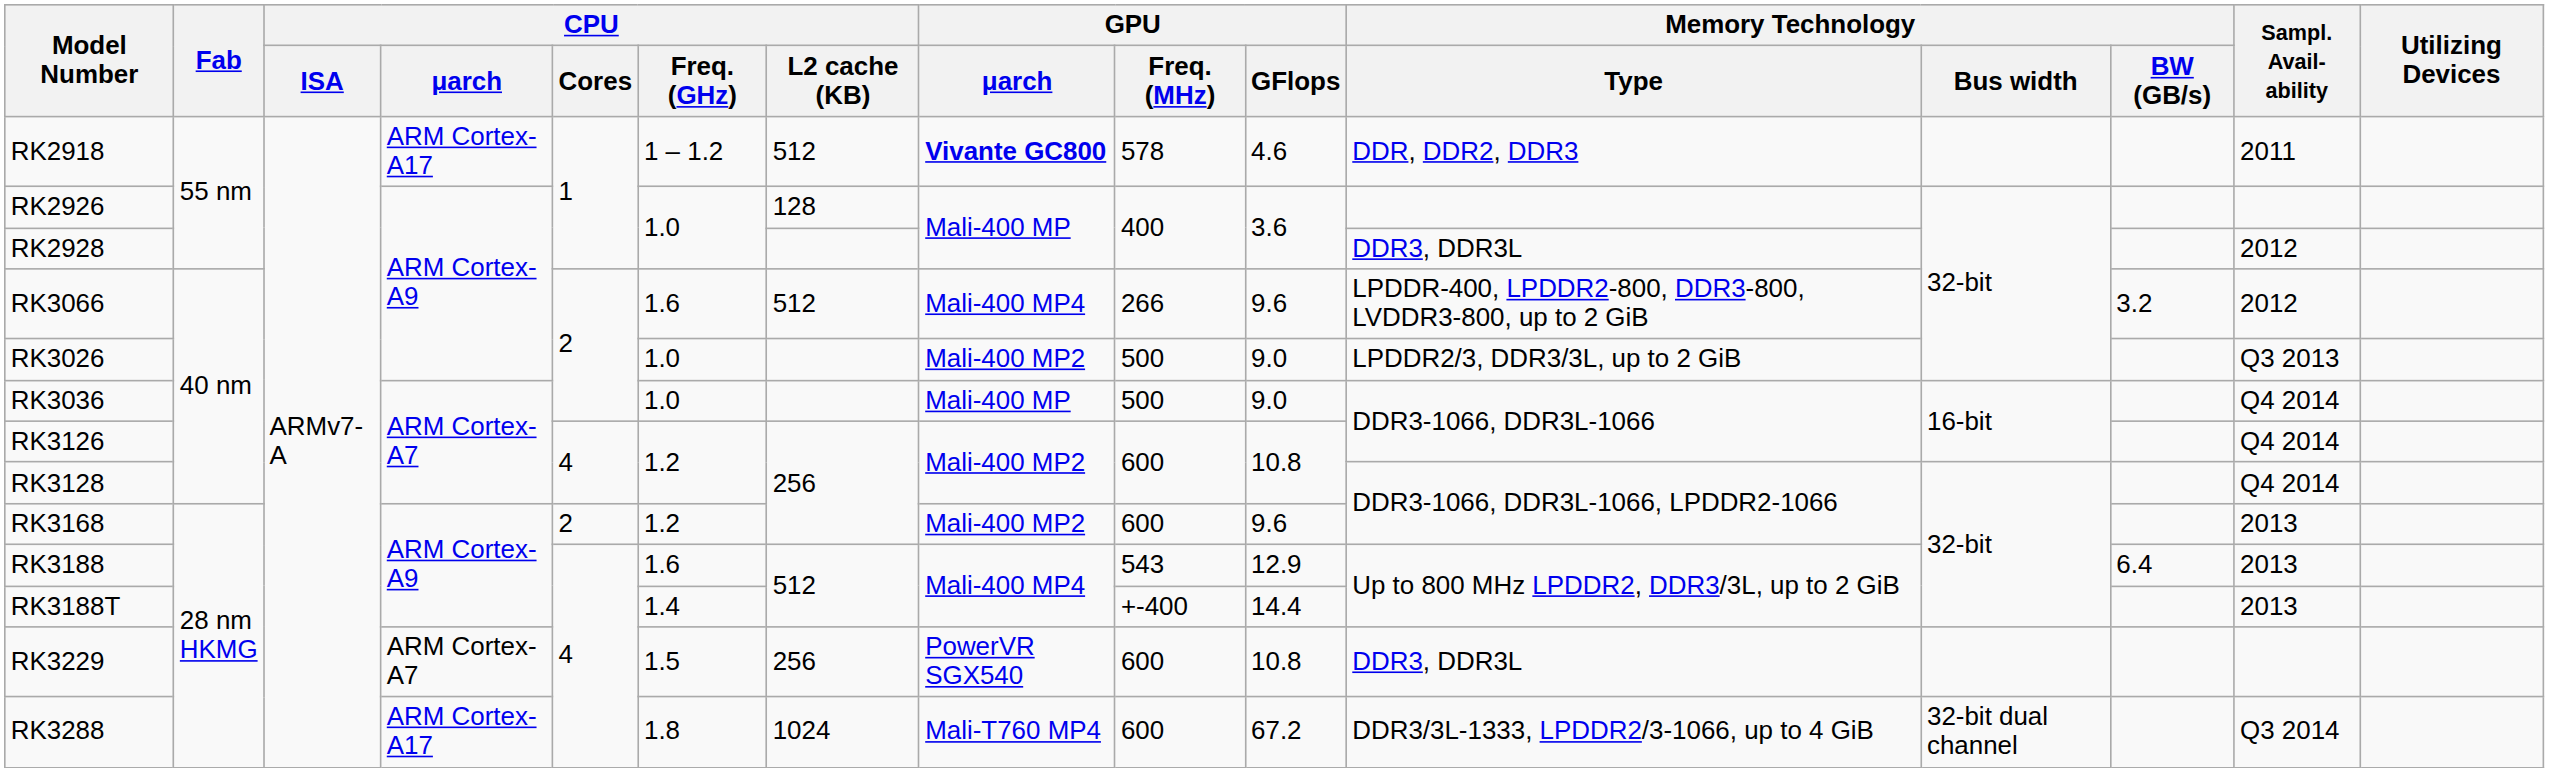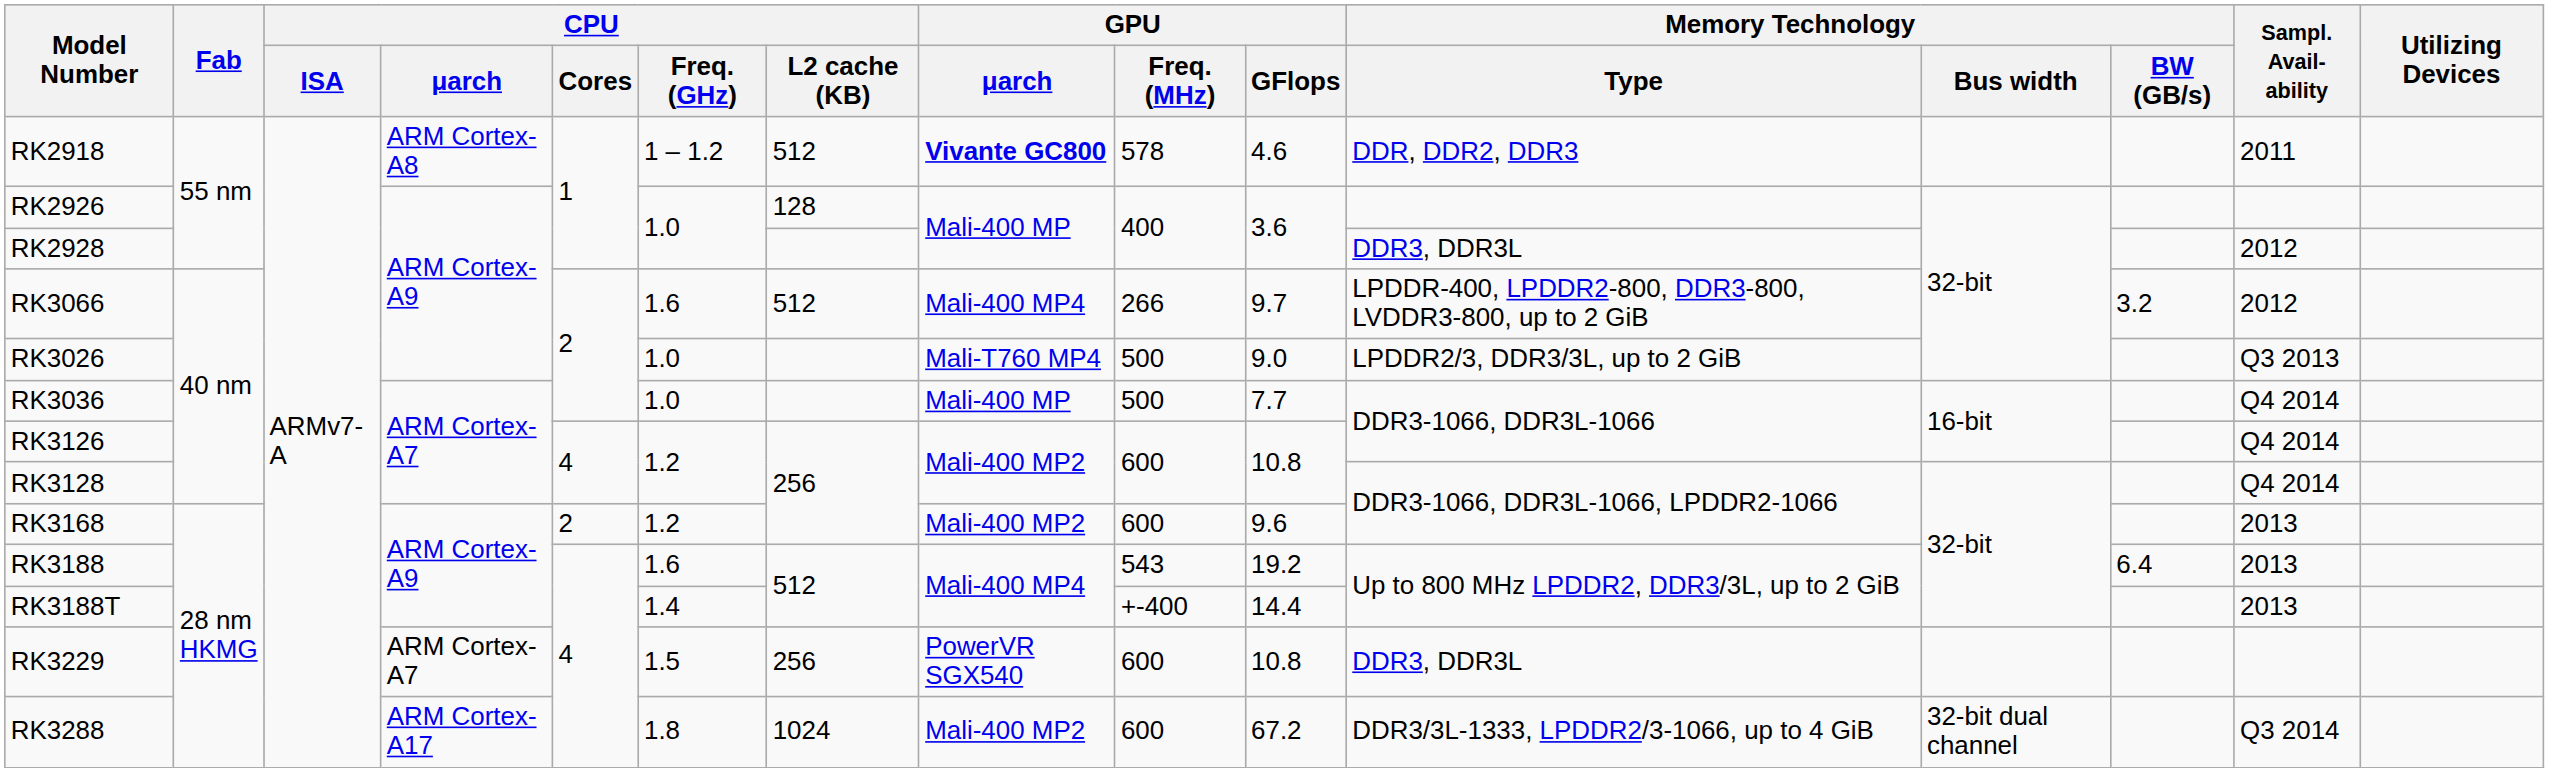(462, 151) ARM Cortex-A17 -> (462, 151) ARM Cortex-A8
(1269, 303) 9.6 -> (1269, 303) 9.7
(1005, 359) Mali-400 MP2 -> (1013, 359) Mali-T760 MP4
(1269, 400) 9.0 -> (1269, 400) 7.7
(1276, 564) 12.9 -> (1276, 564) 19.2
(1013, 731) Mali-T760 MP4 -> (1005, 731) Mali-400 MP2
